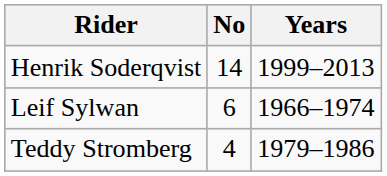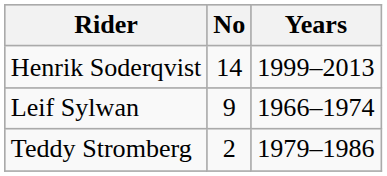(229, 107) 6 -> (229, 107) 9
(229, 149) 4 -> (229, 149) 2
